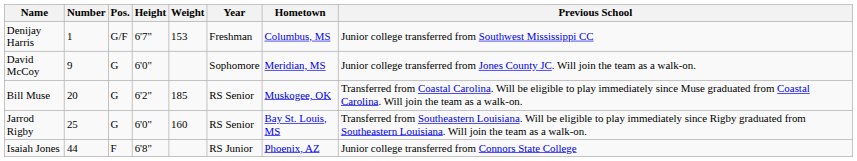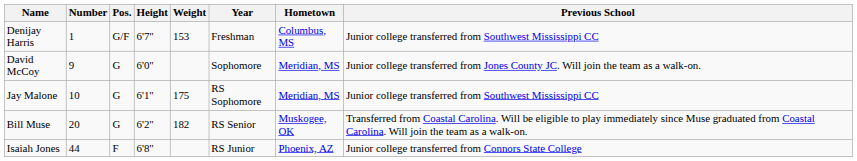+ row: (32, 95)
(179, 95) 185 -> (181, 124) 182
- row: (20, 124)
